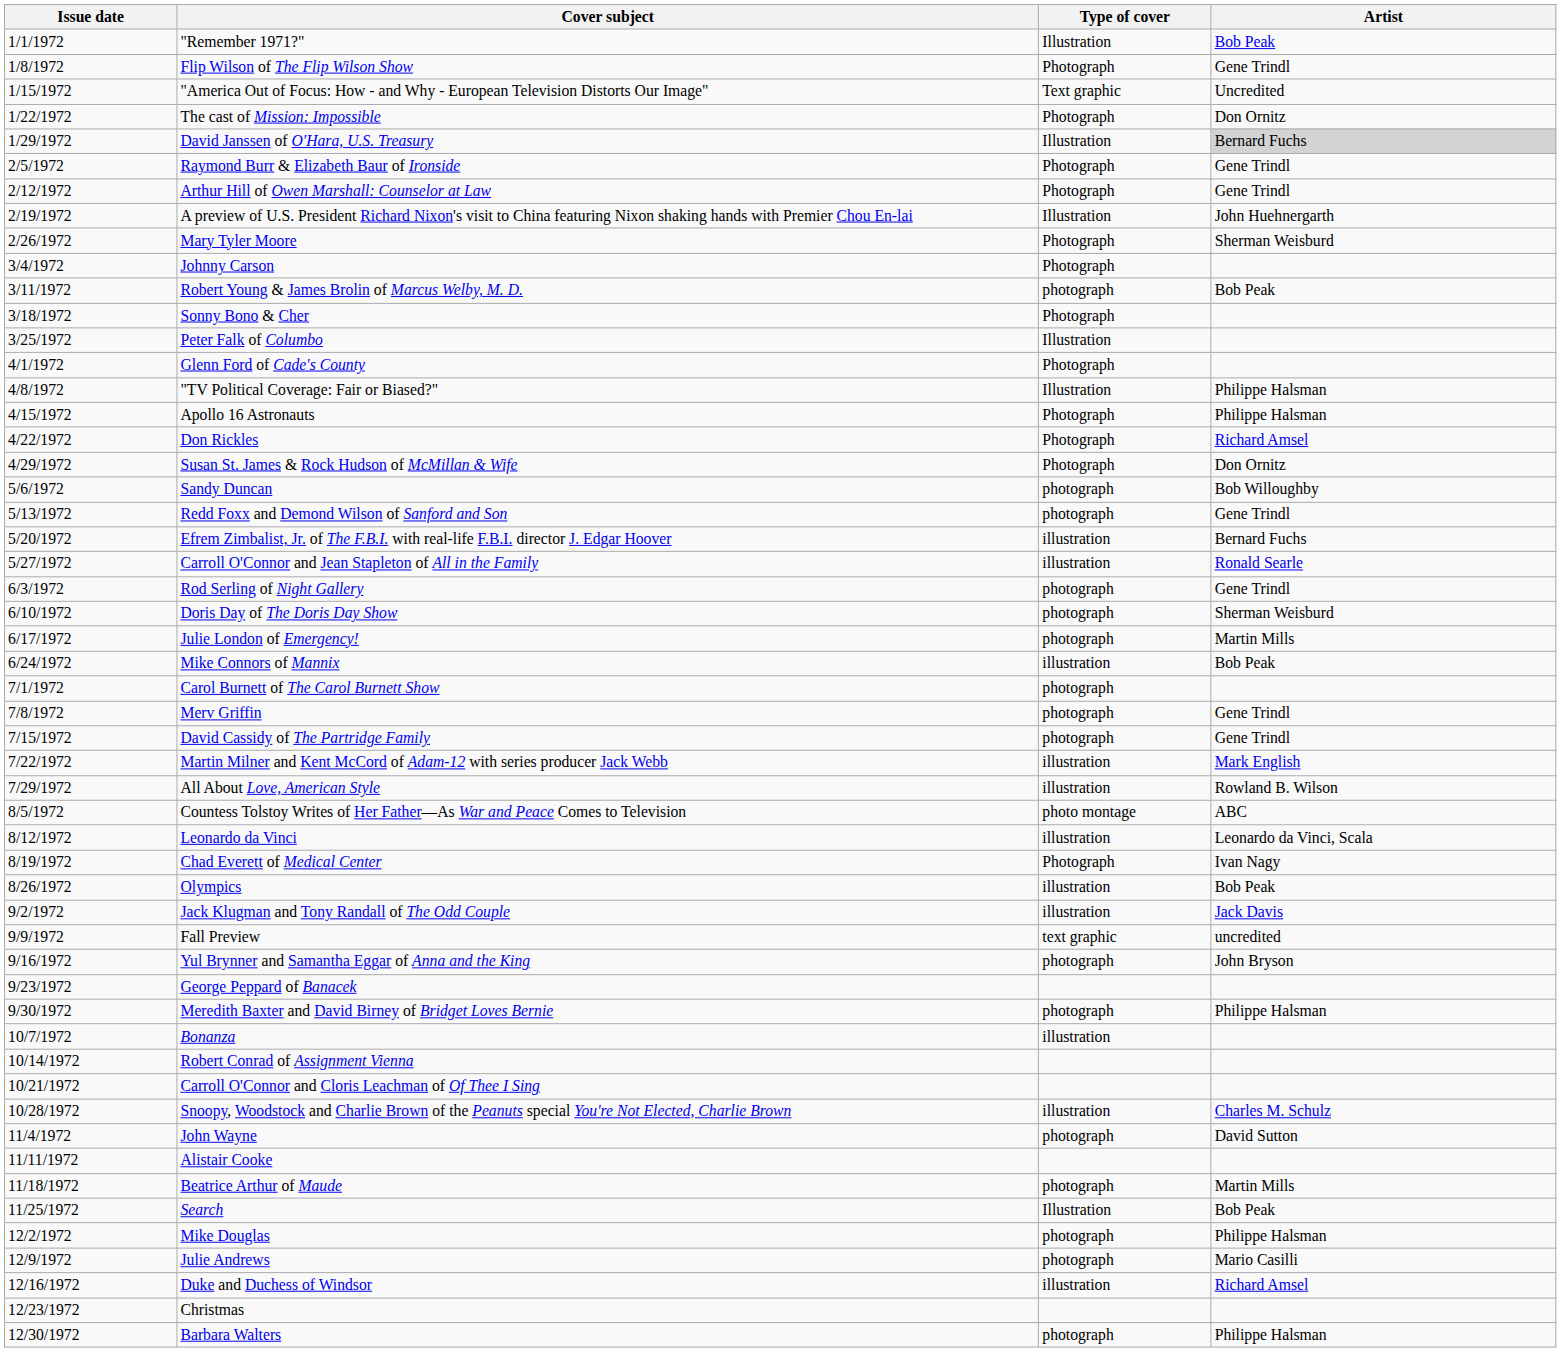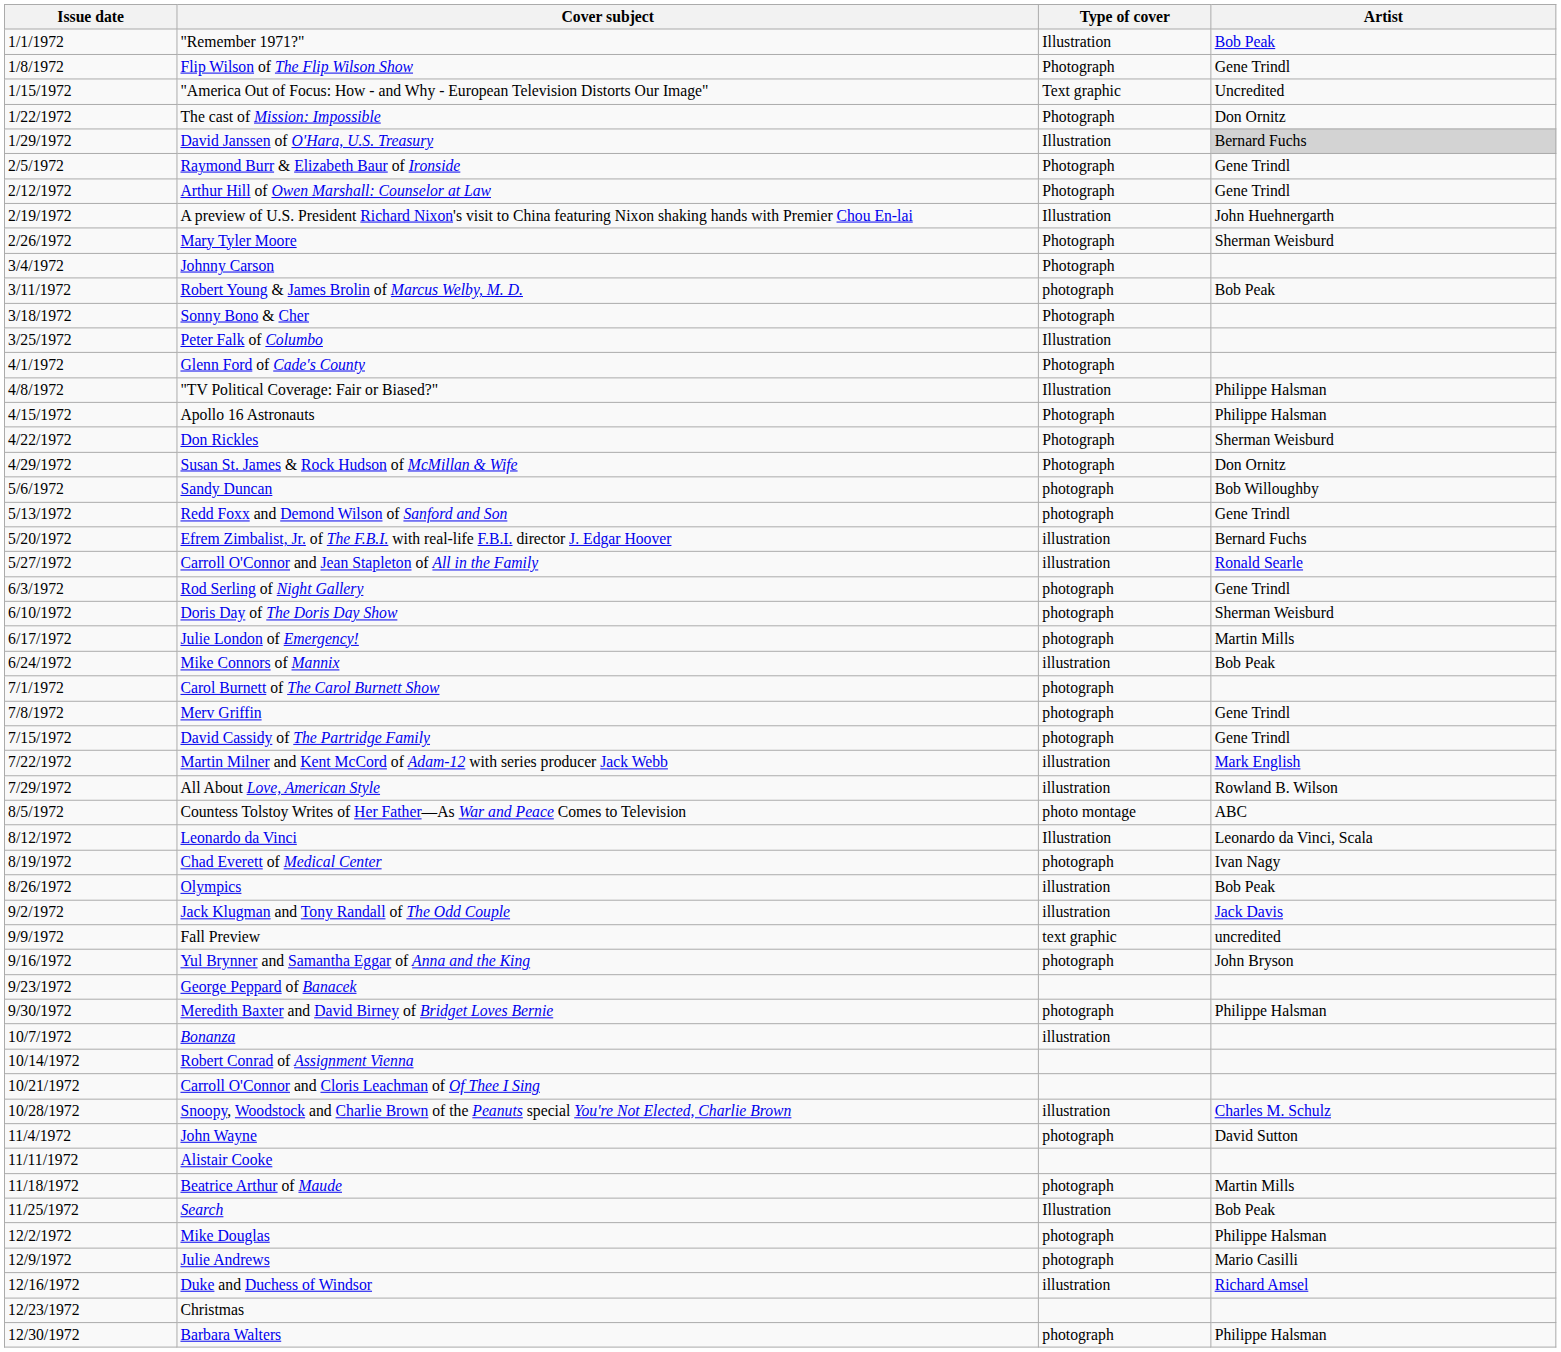(1261, 439) Richard Amsel -> (1274, 439) Sherman Weisburd
(1076, 837) illustration -> (1077, 837) Illustration
(1078, 862) Photograph -> (1078, 862) photograph
